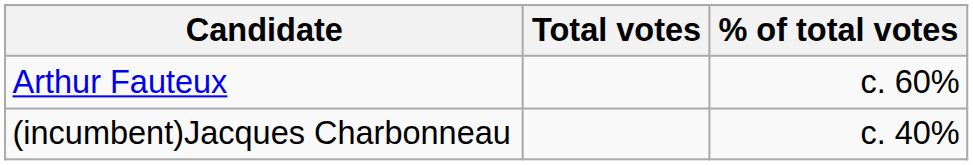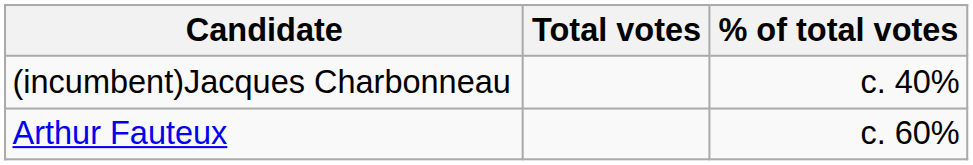rows swapped: (120, 81) <-> (262, 133)
